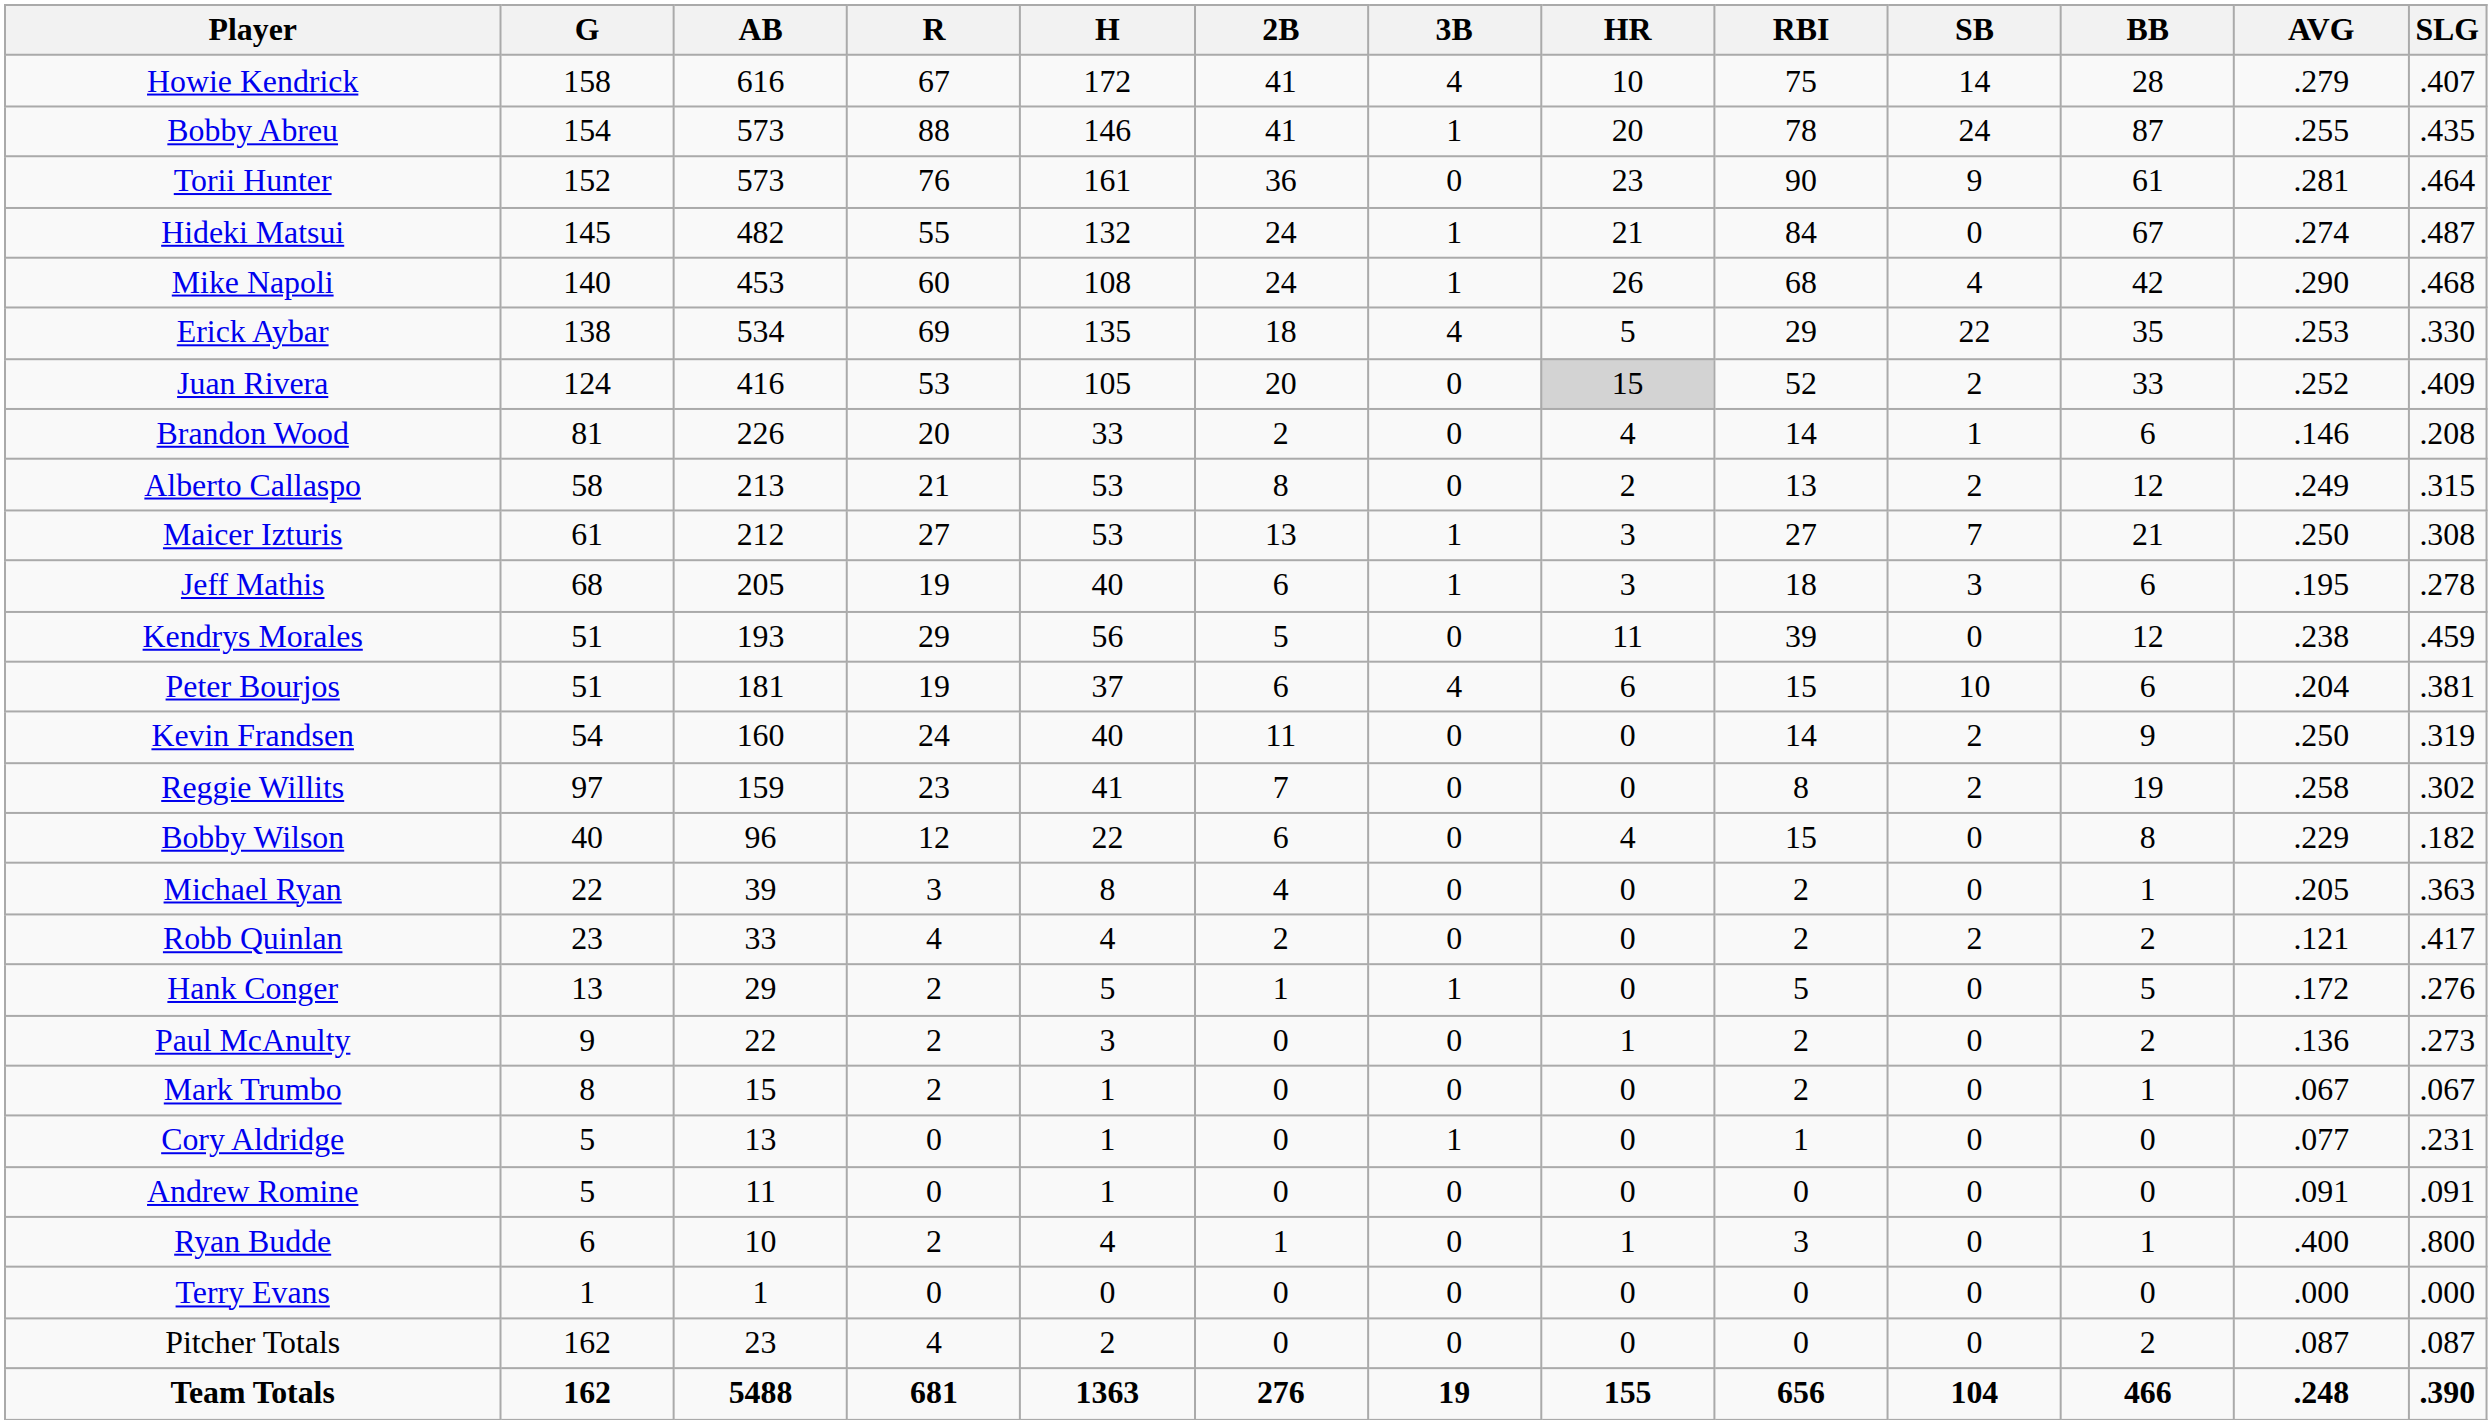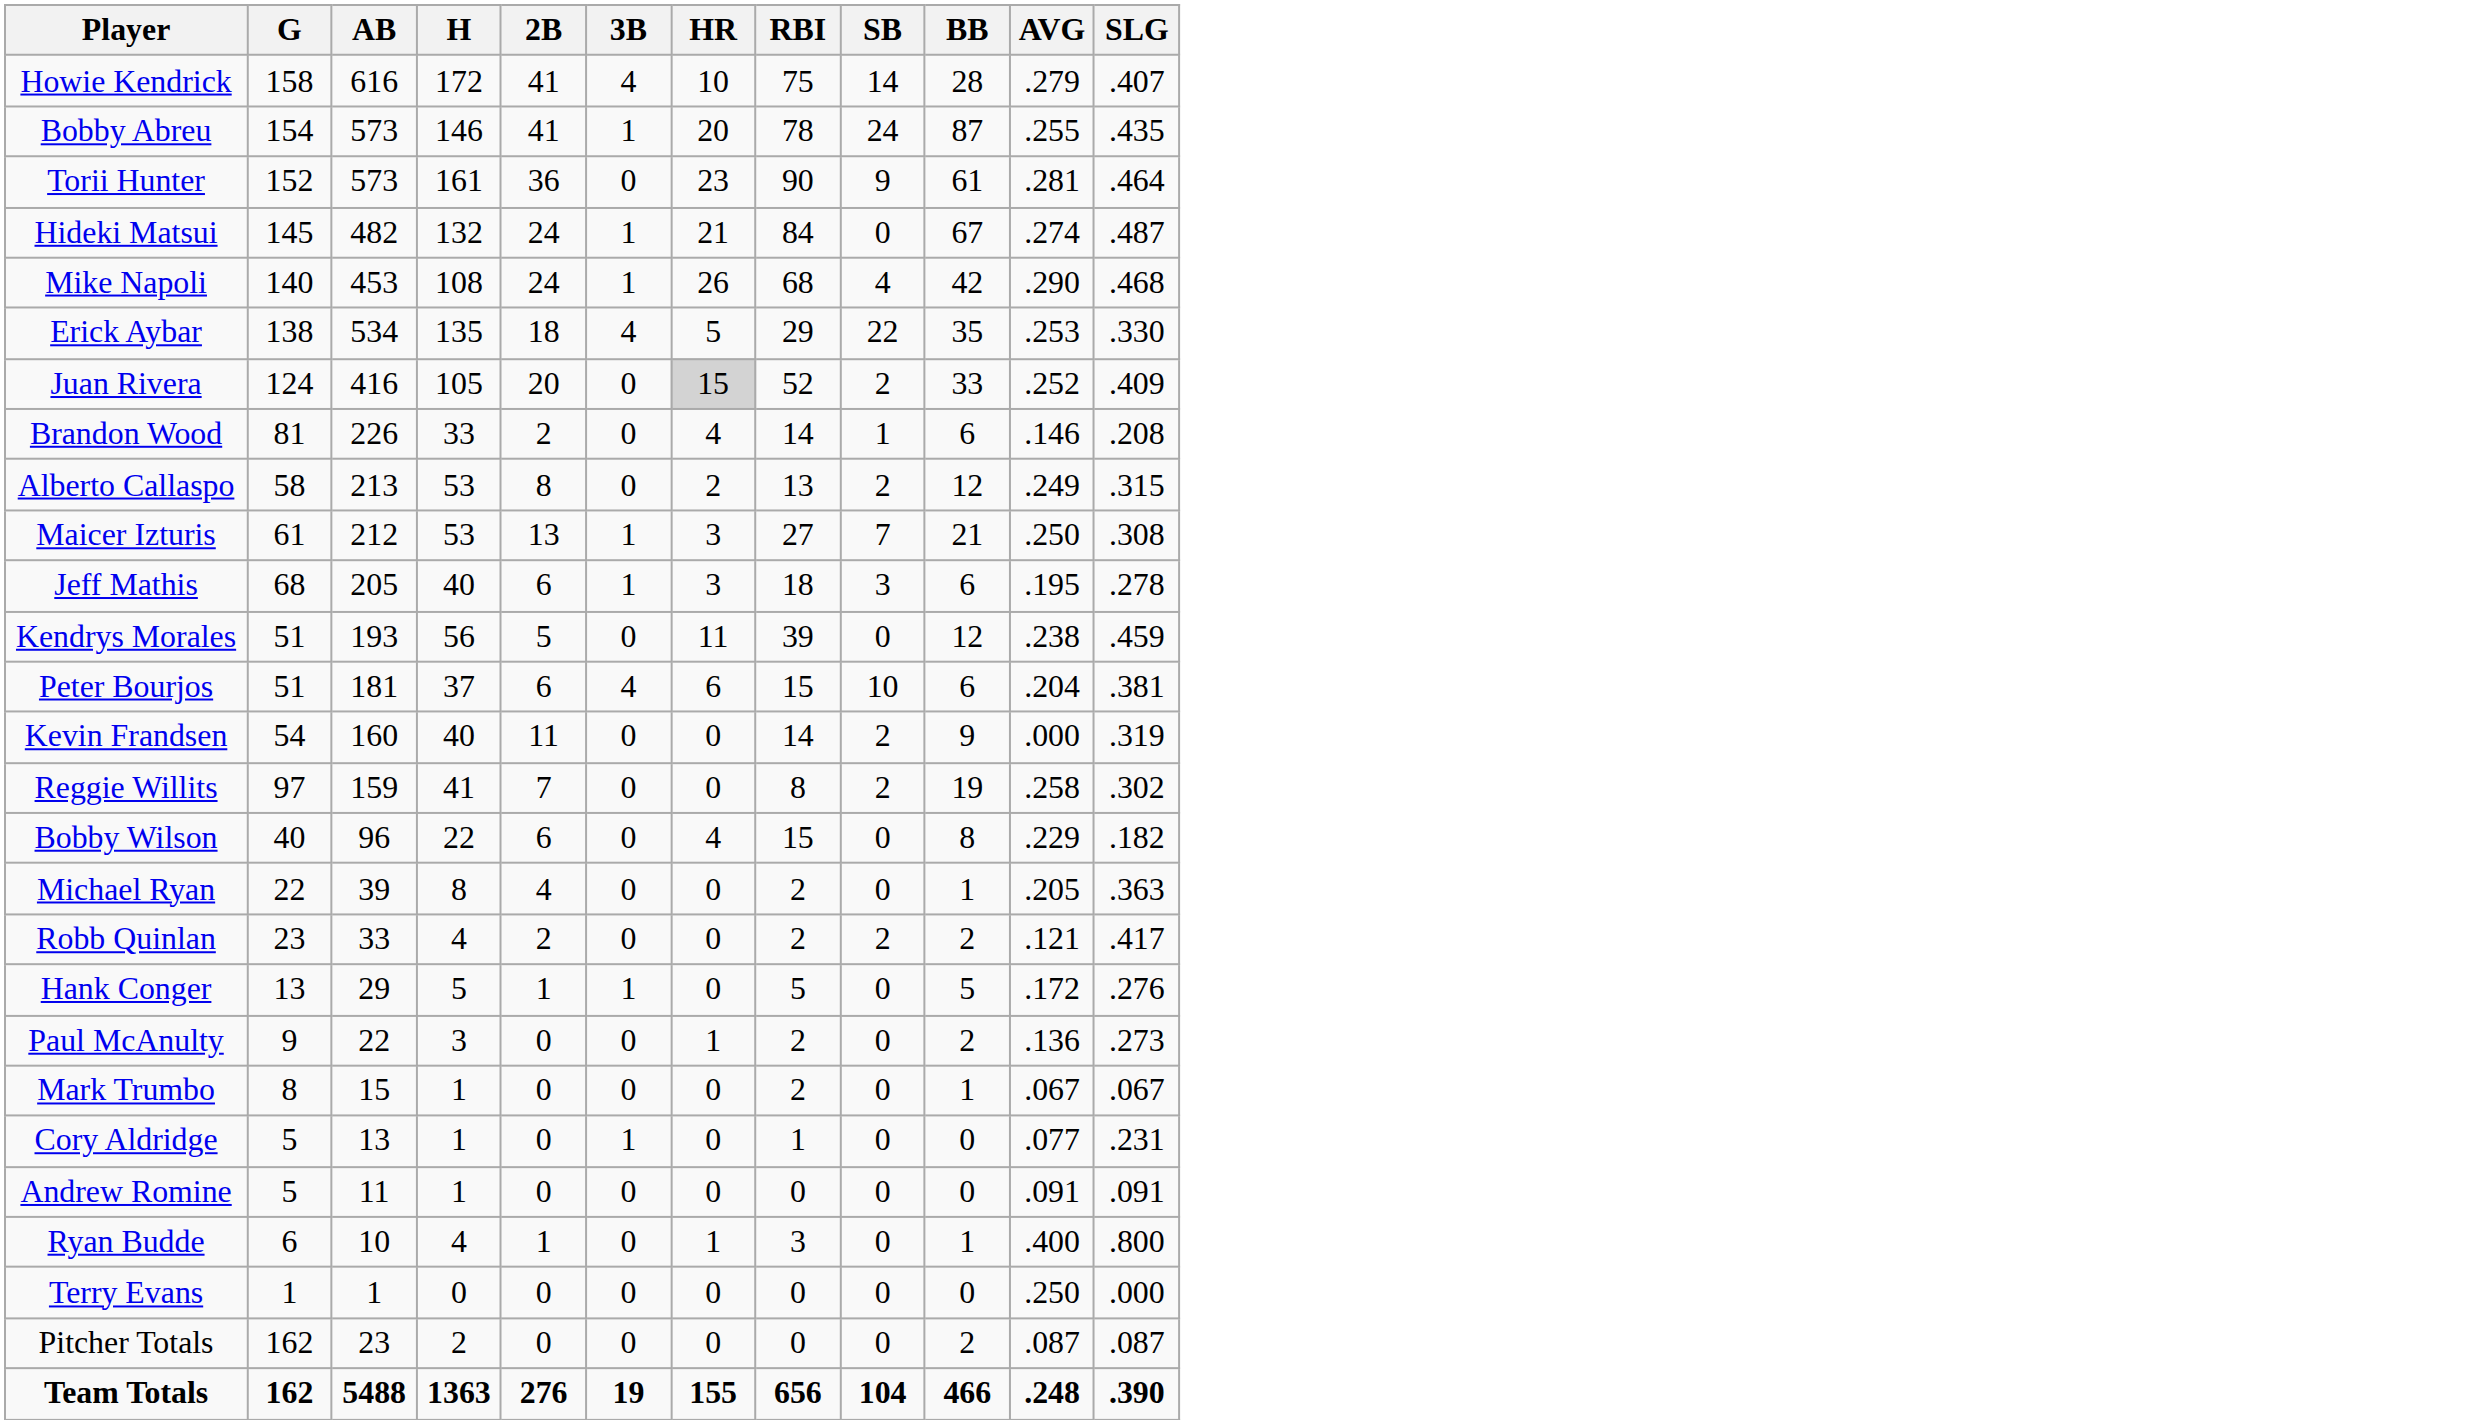- column: (934, 29)
(2321, 736) .250 -> (1052, 736) .000
(2321, 1292) .000 -> (1052, 1292) .250
